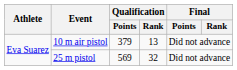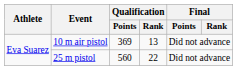(125, 42) 379 -> (125, 42) 369
(125, 58) 569 -> (125, 58) 560
(153, 58) 32 -> (153, 58) 22
